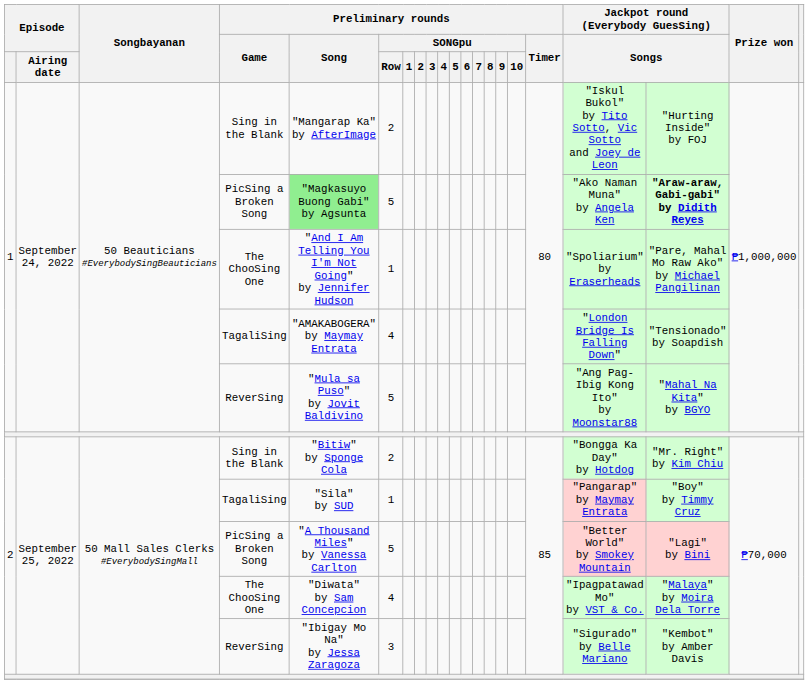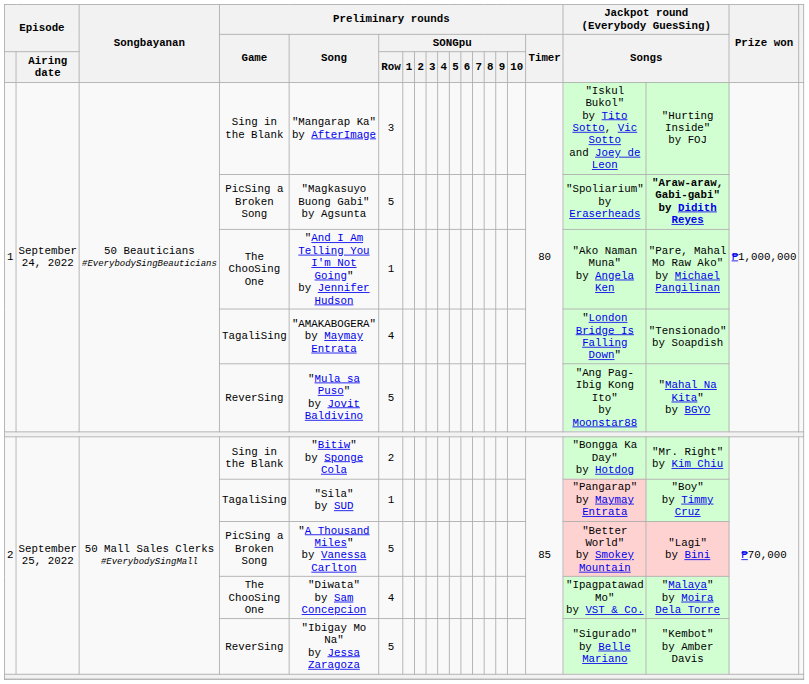(391, 128) 2 -> (391, 128) 3
(334, 202) lightgreen background -> (334, 202) no background
(605, 202) "Ako Naman Muna" by Angela Ken -> (605, 202) "Spoliarium" by Eraserheads
(605, 269) "Spoliarium" by Eraserheads -> (605, 269) "Ako Naman Muna" by Angela Ken
(391, 646) 3 -> (391, 646) 5
